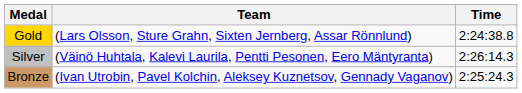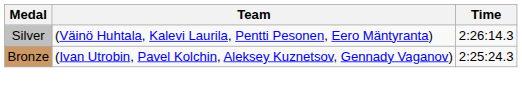- row: (28, 35)
